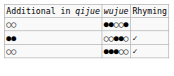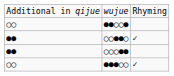+ row: (116, 51)
